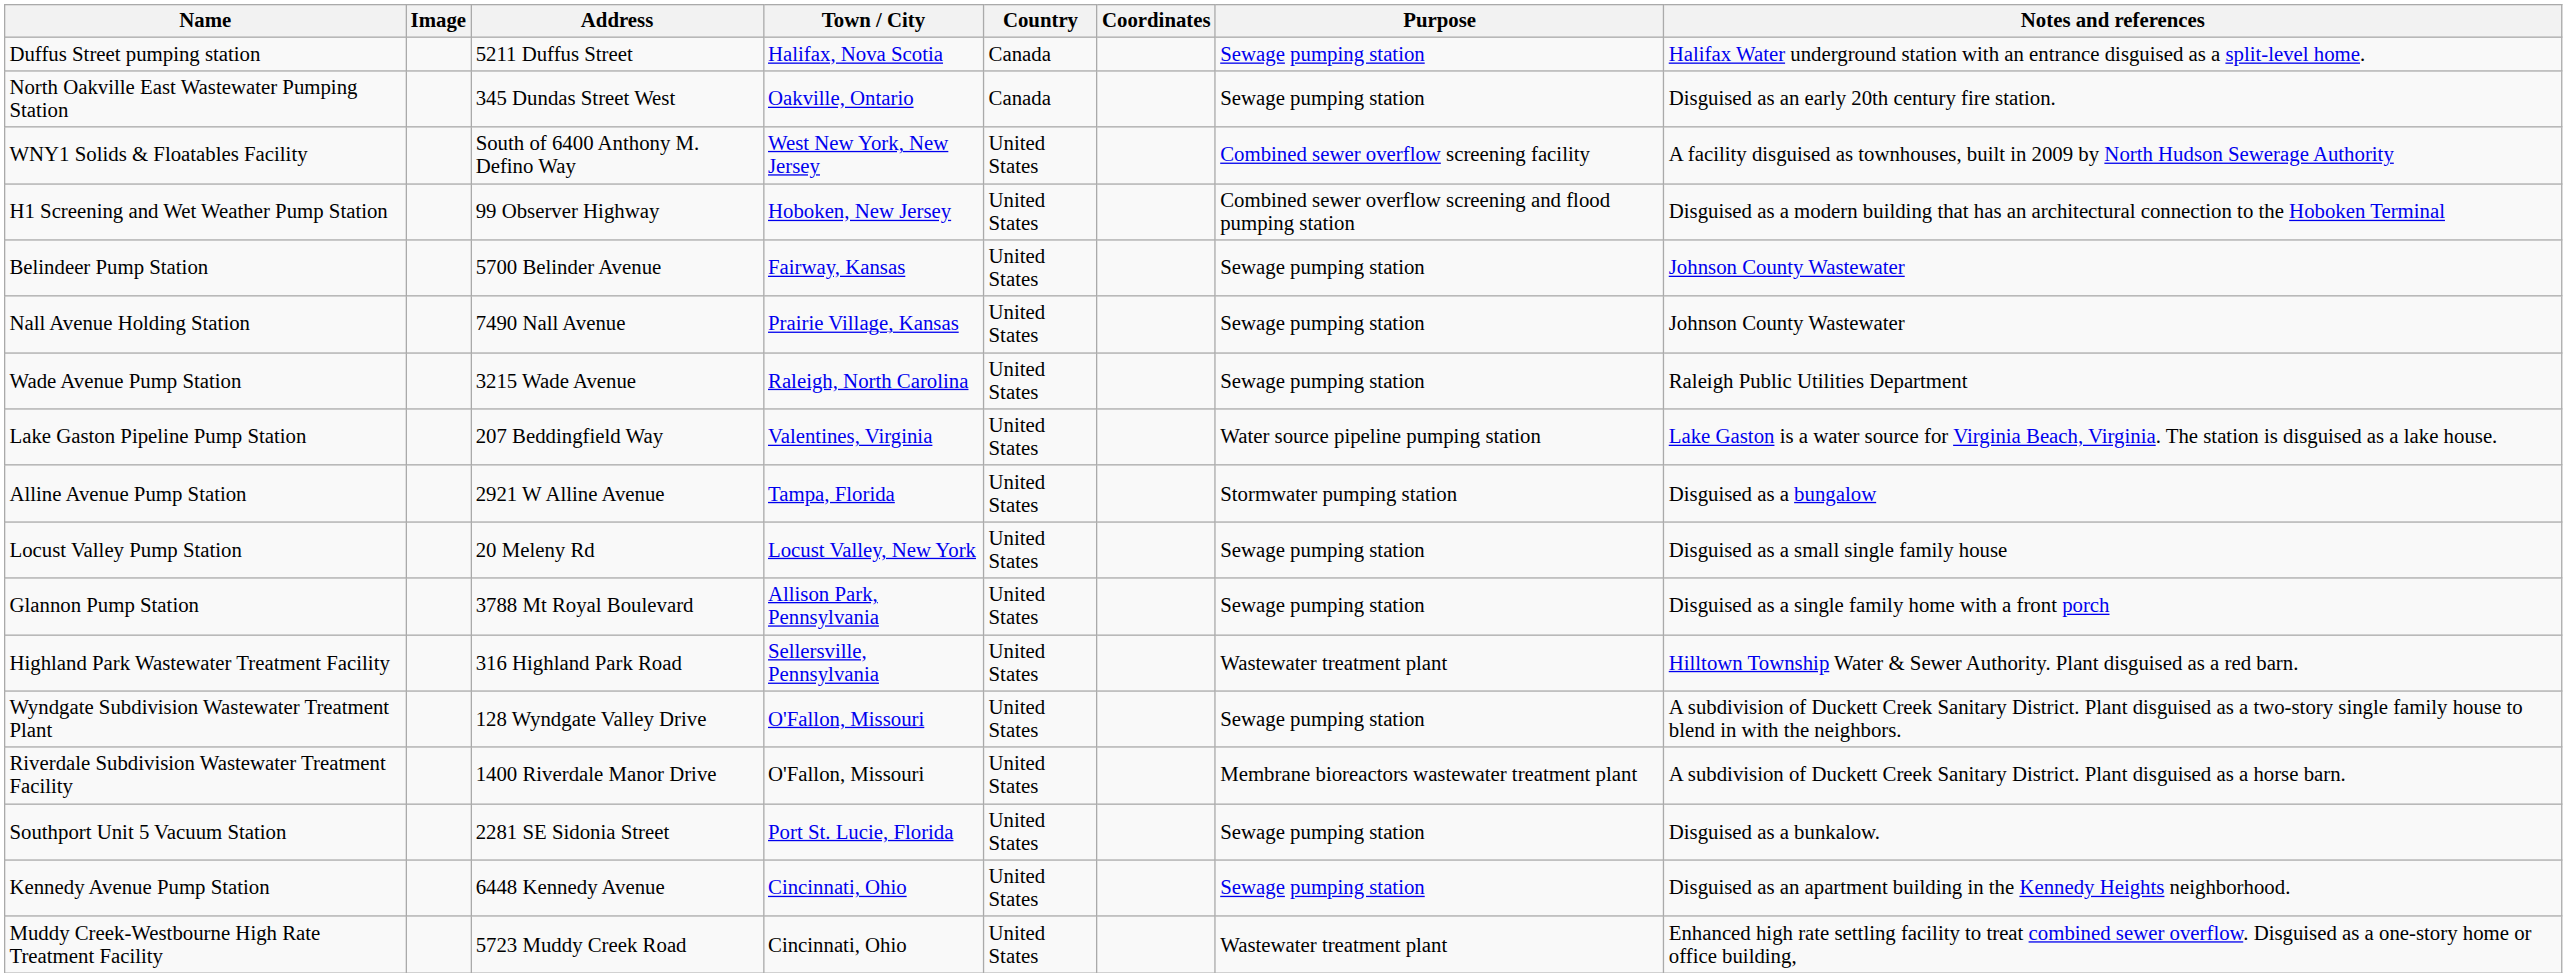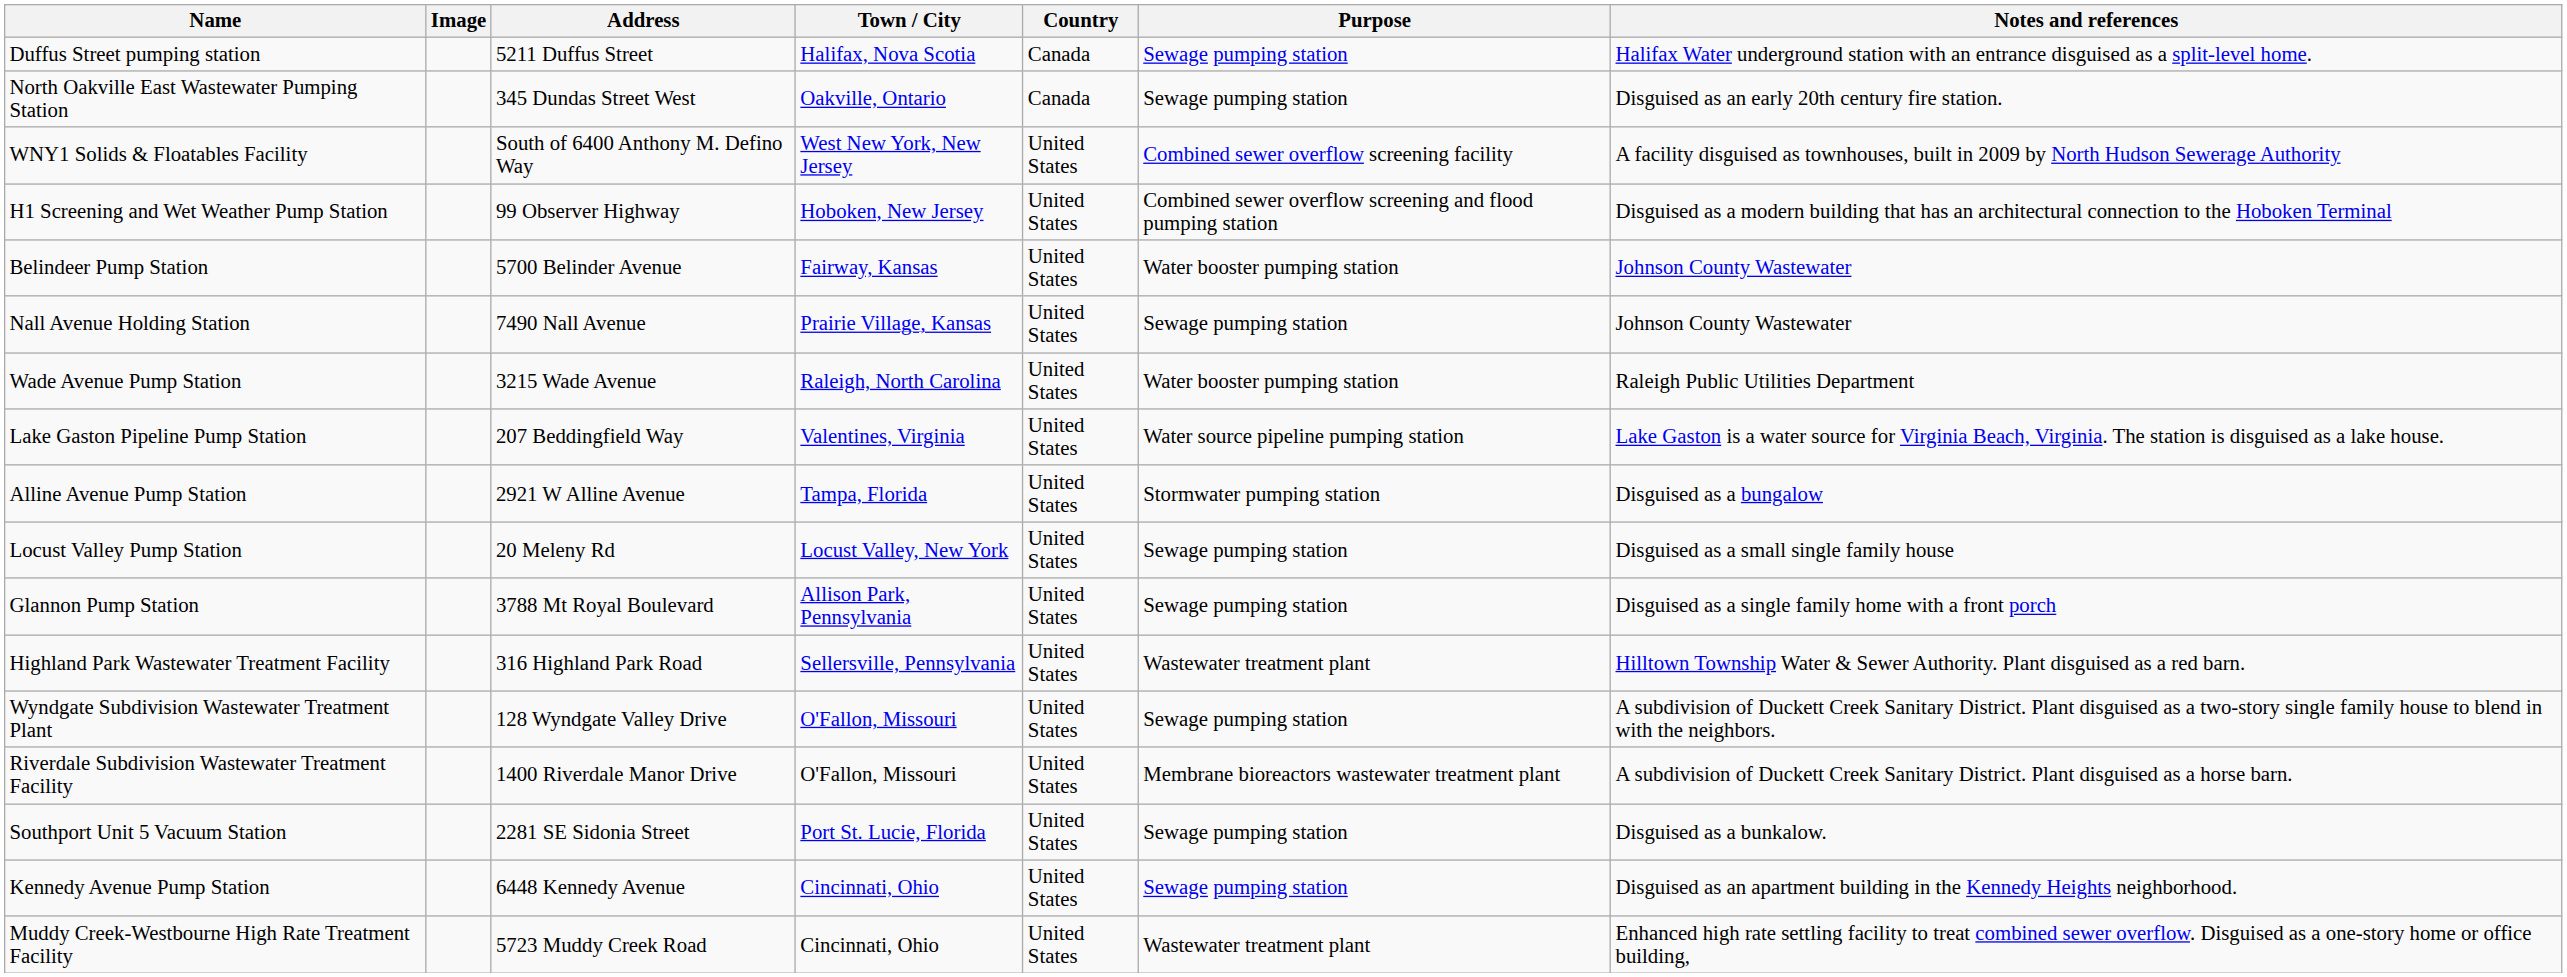- column: (1156, 20)
(1322, 267) Sewage pumping station -> (1271, 267) Water booster pumping station
(1322, 380) Sewage pumping station -> (1271, 380) Water booster pumping station
